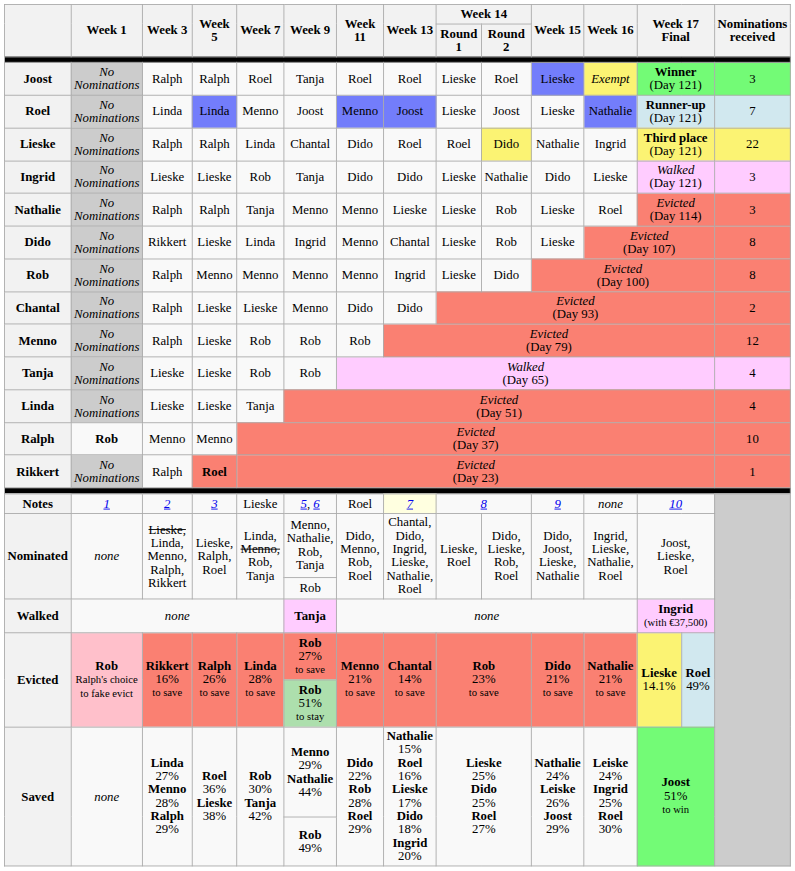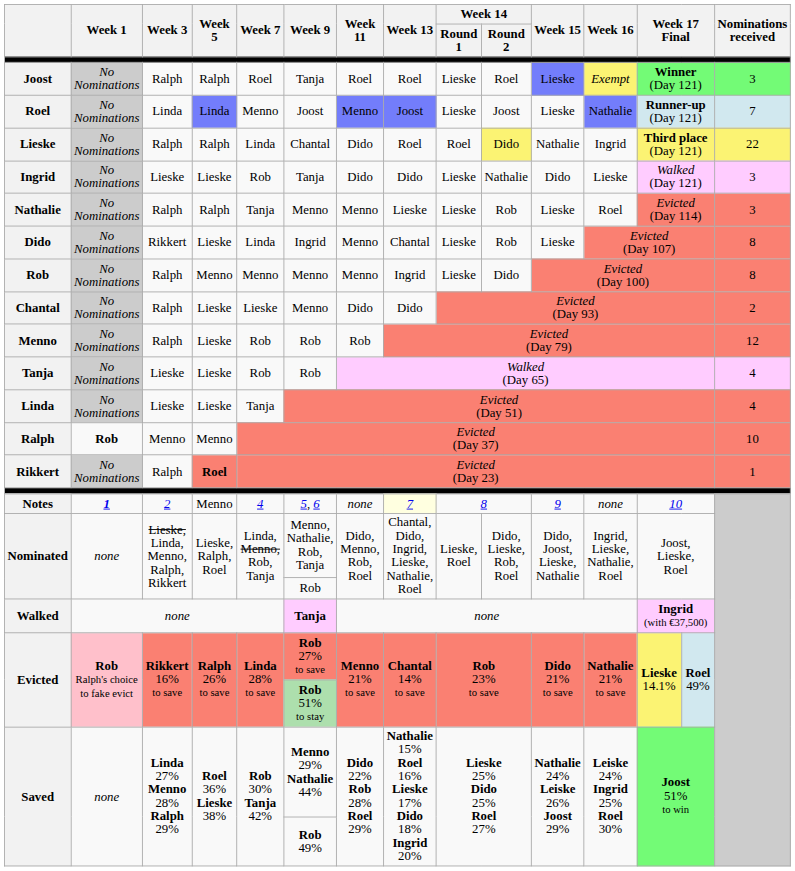(107, 503) normal -> (107, 503) bold
(214, 503) 3 -> (214, 503) Menno
(260, 503) Lieske -> (260, 503) 4
(360, 503) Roel -> (360, 503) none
